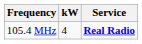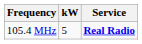(64, 30) 4 -> (64, 30) 5
